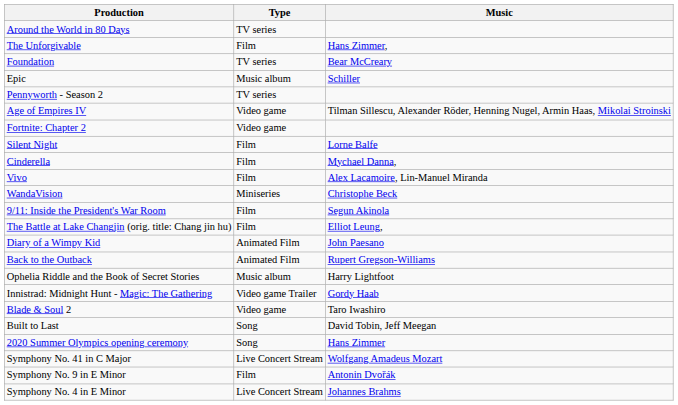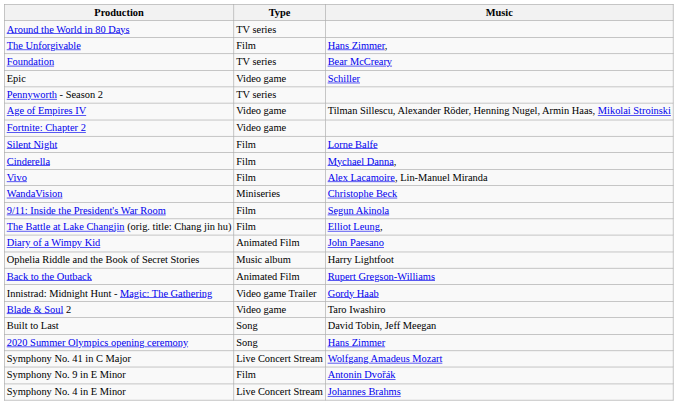(264, 78) Music album -> (261, 78) Video game
rows swapped: (49, 260) <-> (103, 276)
